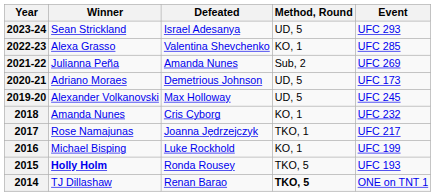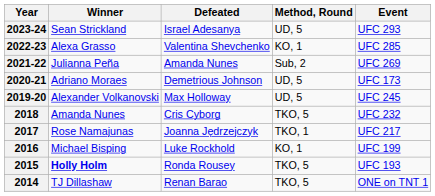(288, 115) KO, 1 -> (292, 115) TKO, 5
(292, 183) bold -> (292, 183) normal
